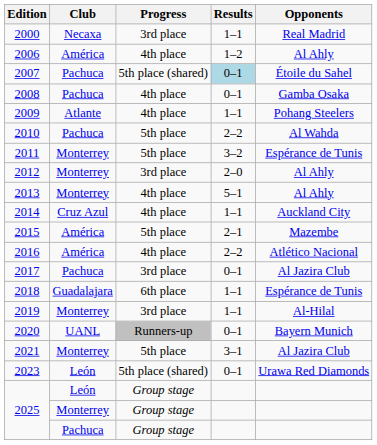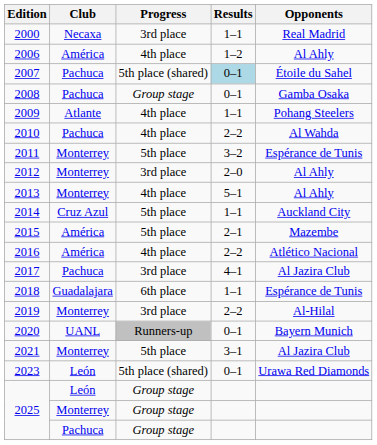(163, 93) 4th place -> (163, 93) Group stage
(163, 133) 5th place -> (163, 133) 4th place
(163, 212) 4th place -> (163, 212) 5th place
(233, 271) 0–1 -> (233, 271) 4–1
(233, 311) 1–1 -> (233, 311) 2–2
